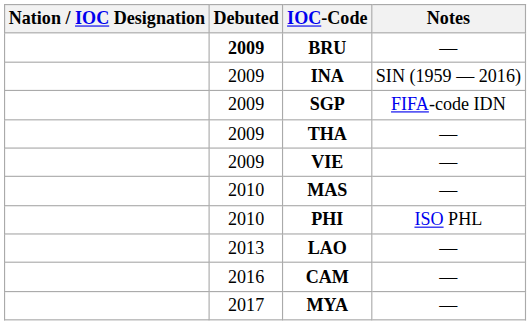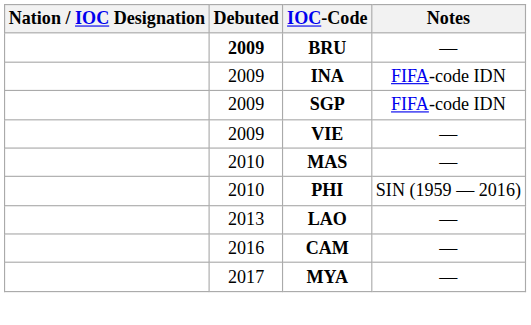(448, 76) SIN (1959 — 2016) -> (448, 76) FIFA-code IDN
- row: (327, 133)
(448, 219) ISO PHL -> (448, 190) SIN (1959 — 2016)
